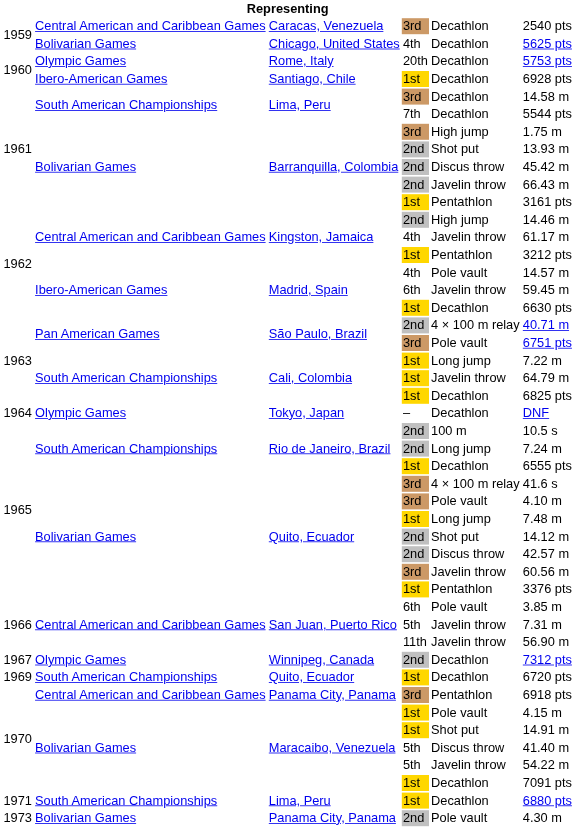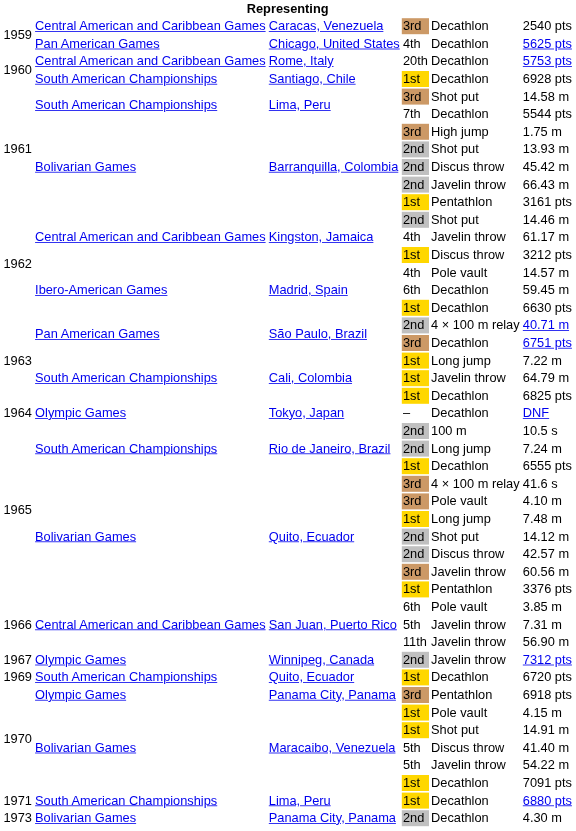(86, 43) Bolivarian Games -> (97, 43) Pan American Games
(81, 61) Olympic Games -> (150, 61) Central American and Caribbean Games
(101, 79) Ibero-American Games -> (126, 79) South American Championships
(460, 96) Decathlon -> (455, 96) Shot put
(460, 219) High jump -> (455, 219) Shot put
(462, 255) Pentathlon -> (468, 255) Discus throw
(468, 290) Javelin throw -> (460, 290) Decathlon
(459, 343) Pole vault -> (460, 343) Decathlon
(460, 659) Decathlon -> (468, 659) Javelin throw
(150, 695) Central American and Caribbean Games -> (81, 695) Olympic Games
(459, 818) Pole vault -> (460, 818) Decathlon
